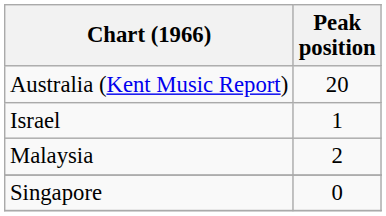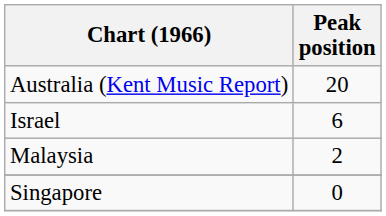(337, 120) 1 -> (337, 120) 6
